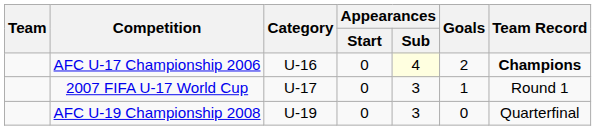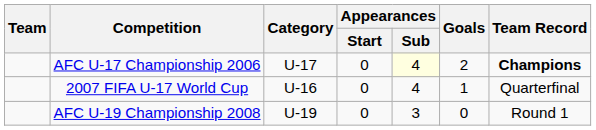(301, 64) U-16 -> (301, 64) U-17
(301, 88) U-17 -> (301, 88) U-16
(416, 88) 3 -> (416, 88) 4
(540, 88) Round 1 -> (540, 88) Quarterfinal
(540, 112) Quarterfinal -> (540, 112) Round 1
